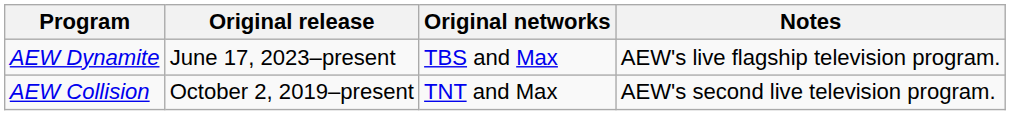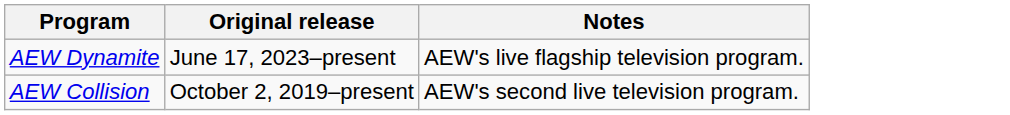- column: (517, 22)
